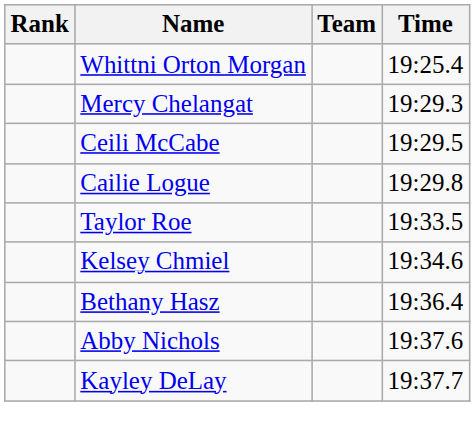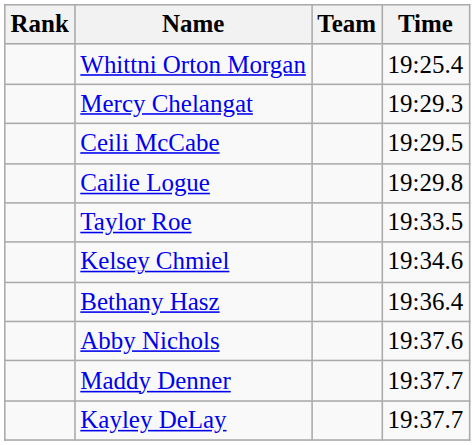+ row: (156, 380)
